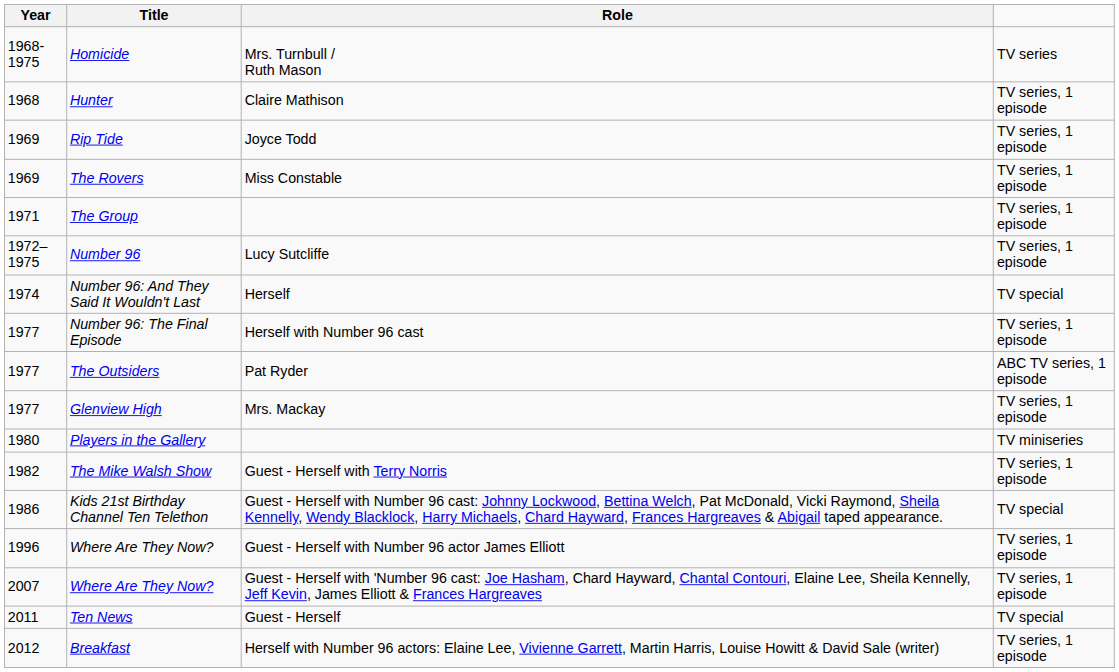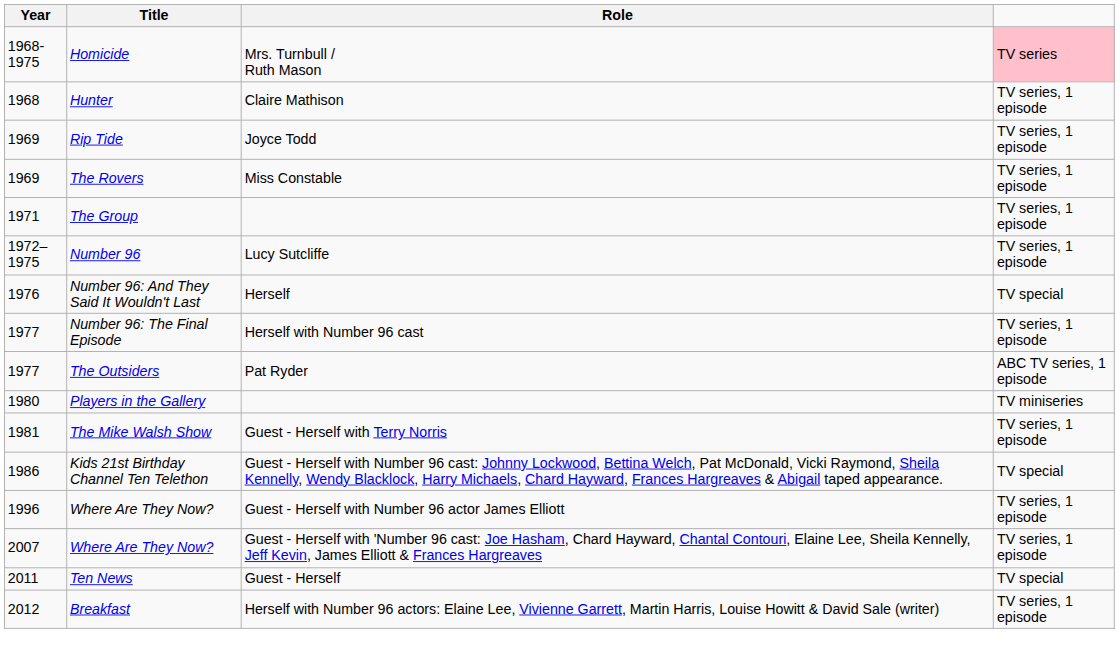(1027, 54) no background -> (1027, 54) pink background
(24, 294) 1974 -> (24, 294) 1976
- row: (116, 409)
(24, 471) 1982 -> (24, 432) 1981
